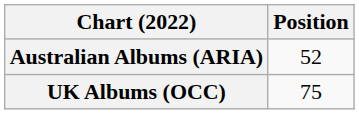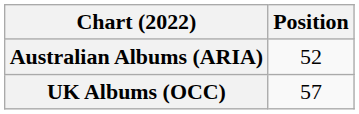(311, 91) 75 -> (311, 91) 57
